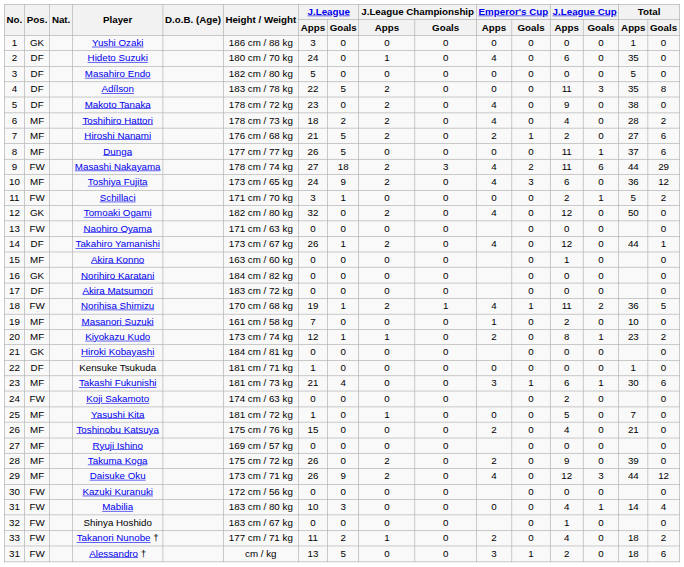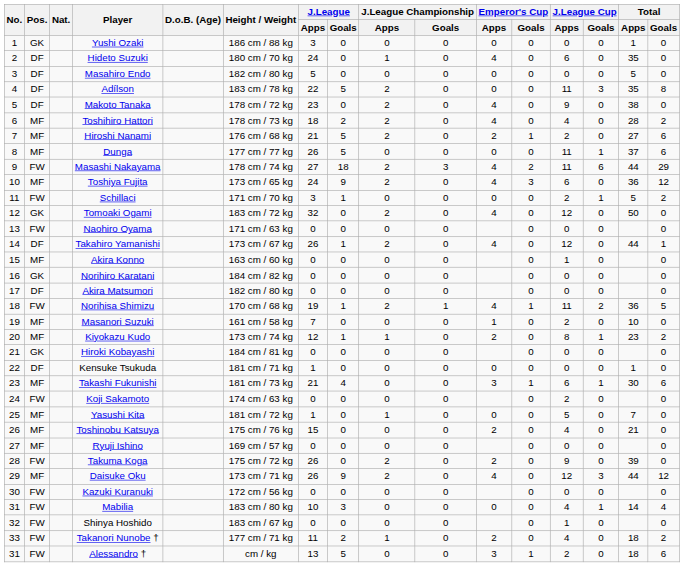(261, 213) 182 cm / 80 kg -> (261, 213) 183 cm / 72 kg
(261, 290) 183 cm / 72 kg -> (261, 290) 182 cm / 80 kg
(37, 461) MF -> (37, 461) FW
